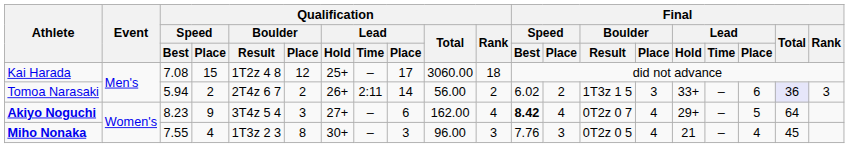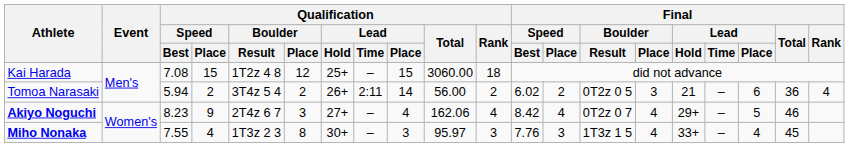(406, 73) 17 -> (406, 73) 15
(256, 93) 2T4z 6 7 -> (256, 93) 3T4z 5 4
(608, 93) 1T3z 1 5 -> (608, 93) 0T2z 0 5
(688, 93) 33+ -> (688, 93) 21
(792, 93) lavender background -> (792, 93) no background
(826, 93) 3 -> (826, 93) 4
(256, 113) 3T4z 5 4 -> (256, 113) 2T4z 6 7
(406, 113) 6 -> (406, 113) 4
(450, 113) 162.00 -> (450, 113) 162.06
(527, 113) bold -> (527, 113) normal
(792, 113) 64 -> (792, 113) 46
(450, 133) 96.00 -> (450, 133) 95.97
(608, 133) 0T2z 0 5 -> (608, 133) 1T3z 1 5
(688, 133) 21 -> (688, 133) 33+
